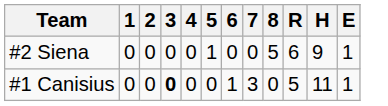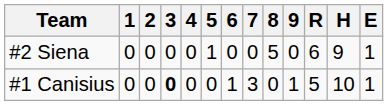+ column: (294, 20)
(322, 84) 11 -> (344, 84) 10
